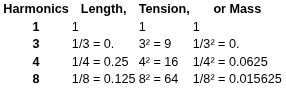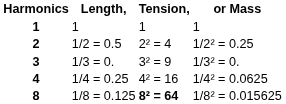+ row: (36, 44)
(158, 79) normal -> (158, 96) bold
